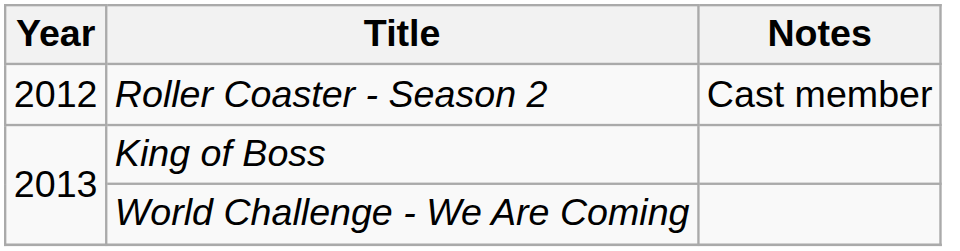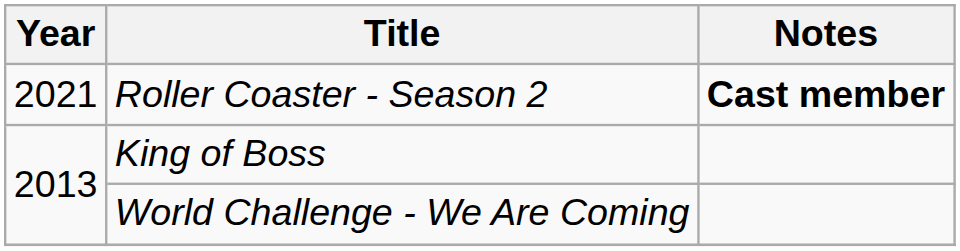(56, 93) 2012 -> (56, 93) 2021
(820, 93) normal -> (826, 93) bold
